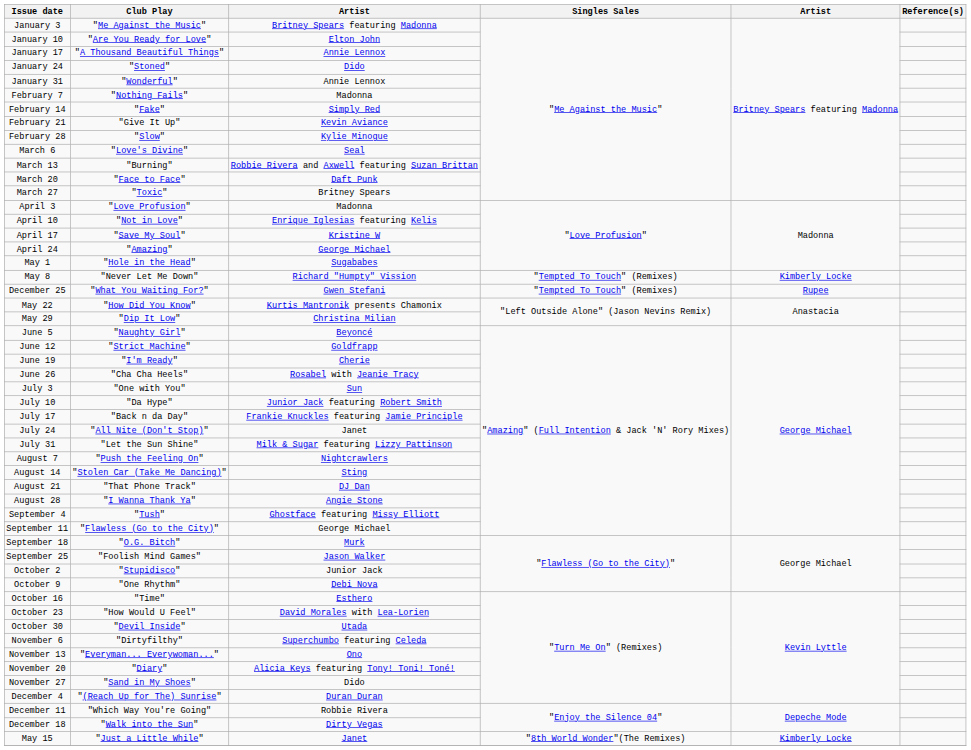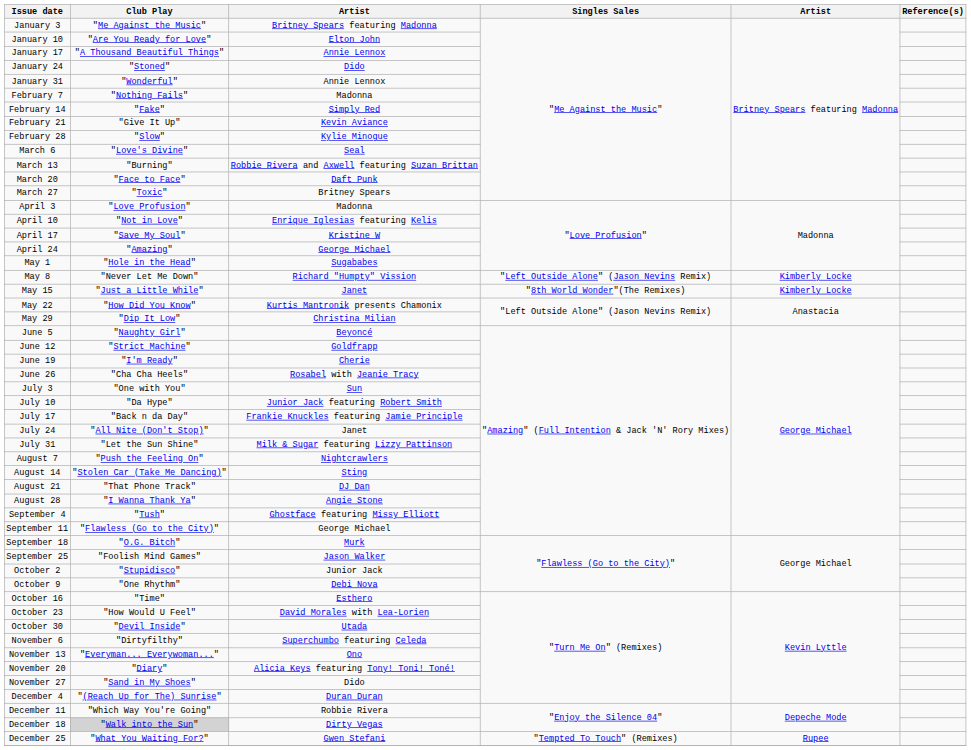(606, 277) "Tempted To Touch" (Remixes) -> (606, 277) "Left Outside Alone" (Jason Nevins Remix)
rows swapped: (37, 738) <-> (37, 291)
(149, 724) no background -> (149, 724) lightgrey background
